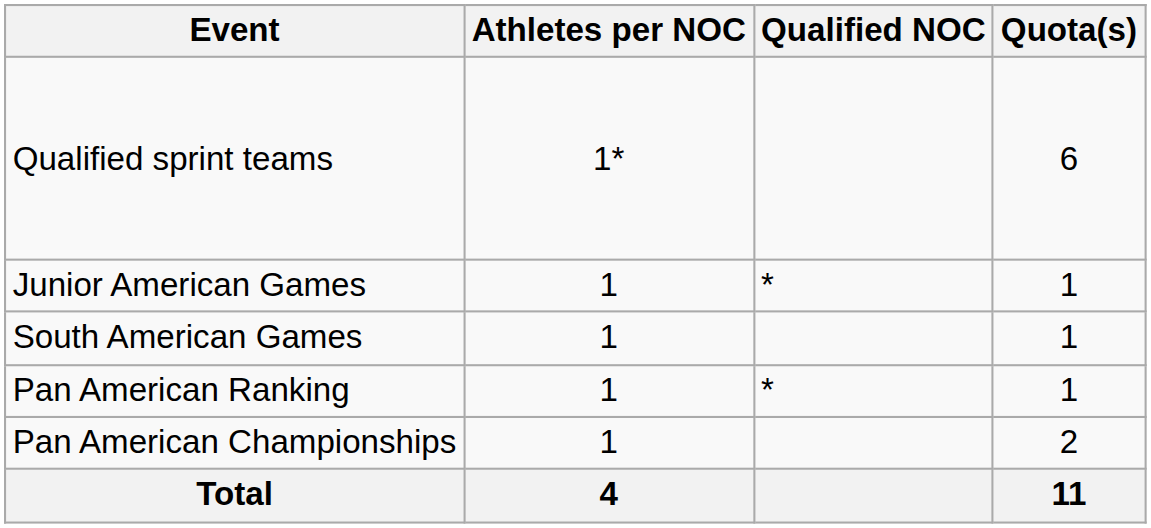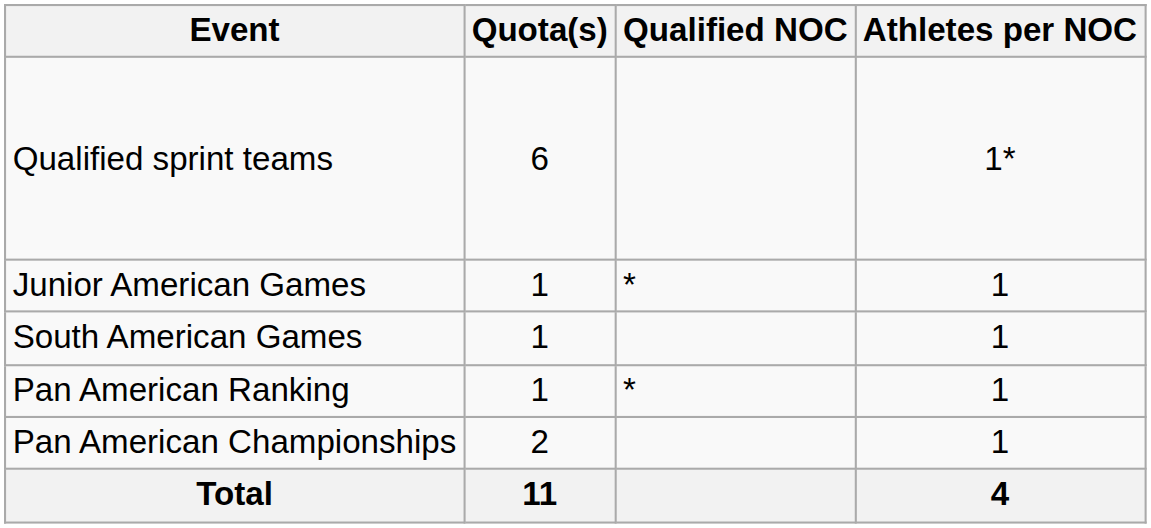columns swapped: (1069, 30) <-> (609, 30)
